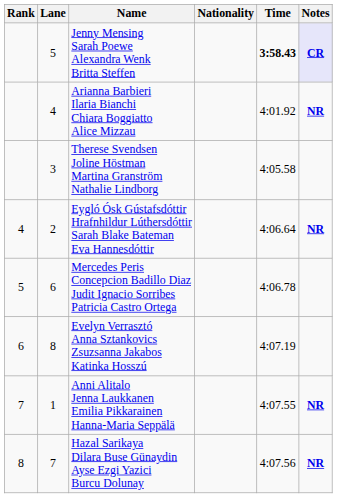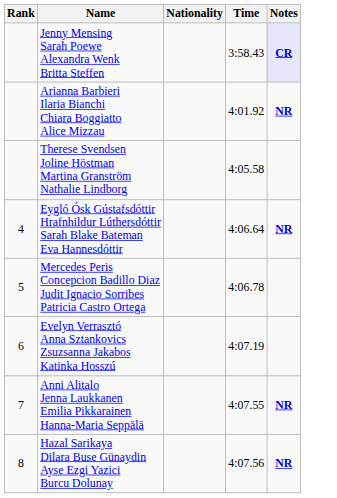- column: (53, 13)
(278, 52) bold -> (246, 52) normal
